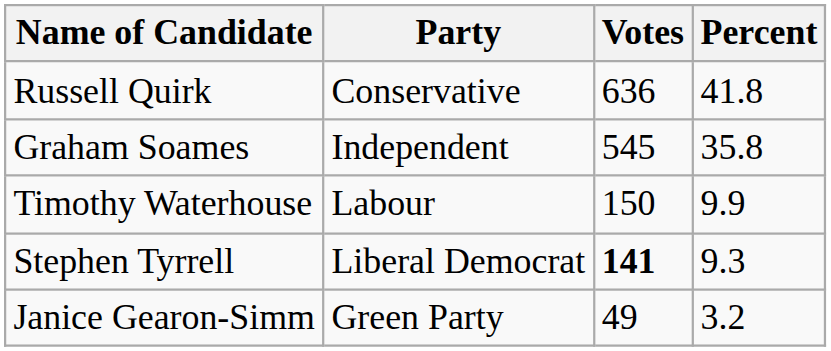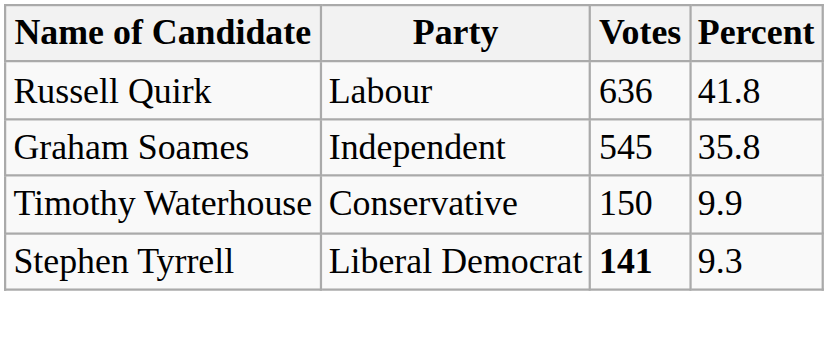(426, 89) Conservative -> (380, 89) Labour
(383, 203) Labour -> (423, 203) Conservative
- row: (164, 317)
